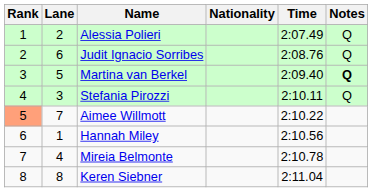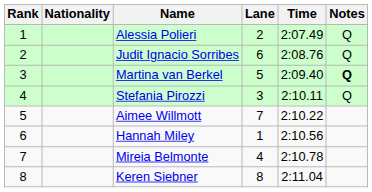columns swapped: (59, 14) <-> (242, 14)
(23, 116) lightsalmon background -> (23, 116) no background
